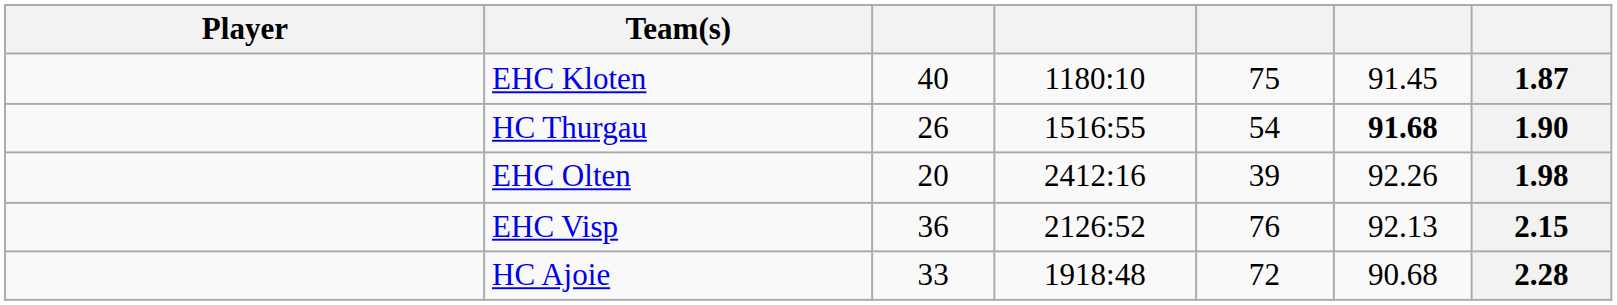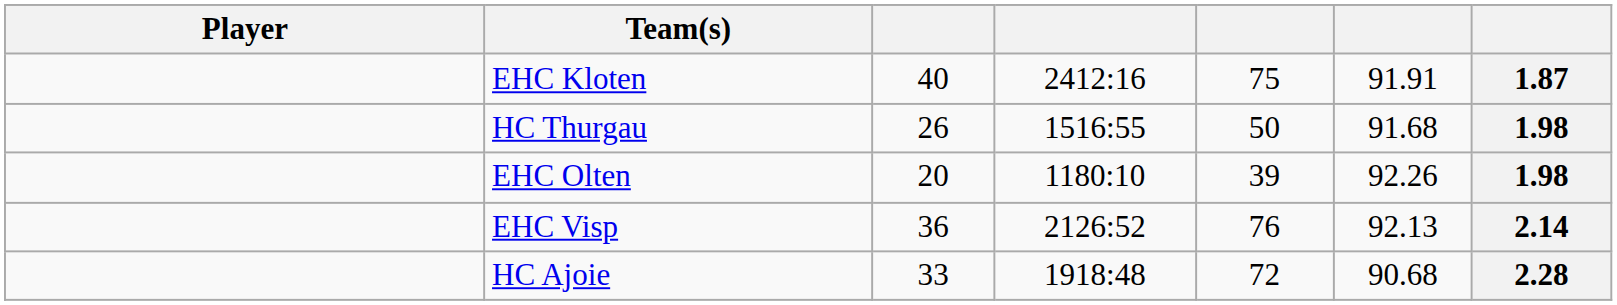(1095, 78) 1180:10 -> (1095, 78) 2412:16
(1403, 78) 91.45 -> (1403, 78) 91.91
(1264, 127) 54 -> (1264, 127) 50
(1403, 127) bold -> (1403, 127) normal
(1541, 127) 1.90 -> (1541, 127) 1.98
(1095, 176) 2412:16 -> (1095, 176) 1180:10
(1541, 226) 2.15 -> (1541, 226) 2.14
